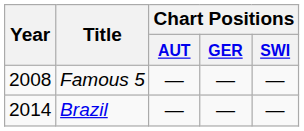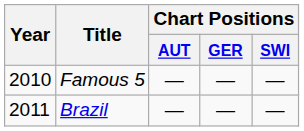(30, 79) 2008 -> (30, 79) 2010
(30, 110) 2014 -> (29, 110) 2011
